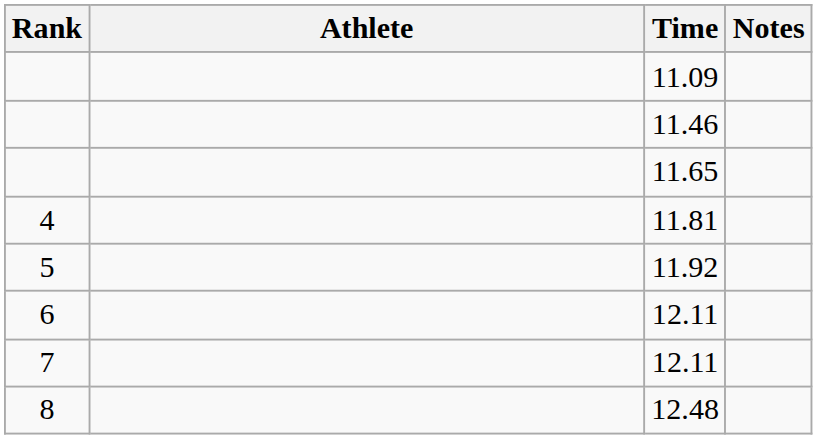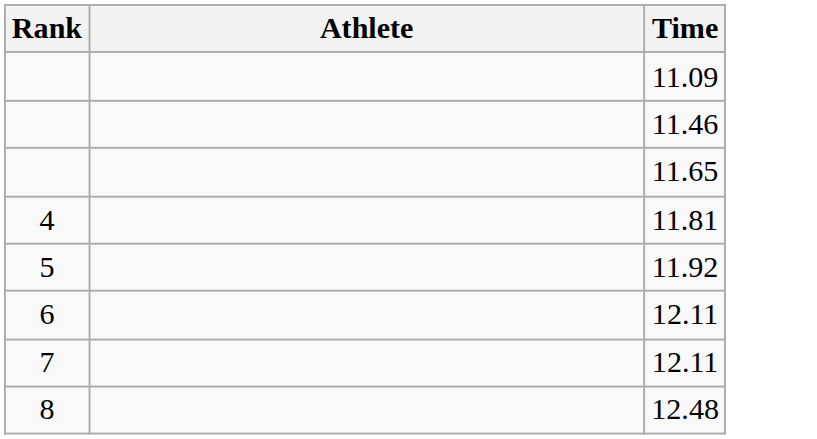- column: (769, 28)
